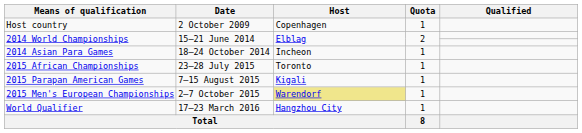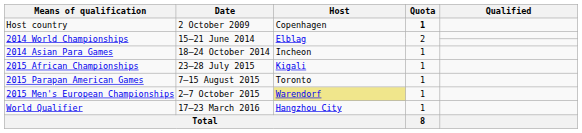(423, 25) normal -> (423, 25) bold
(293, 66) Toronto -> (291, 66) Kigali
(291, 80) Kigali -> (293, 80) Toronto
